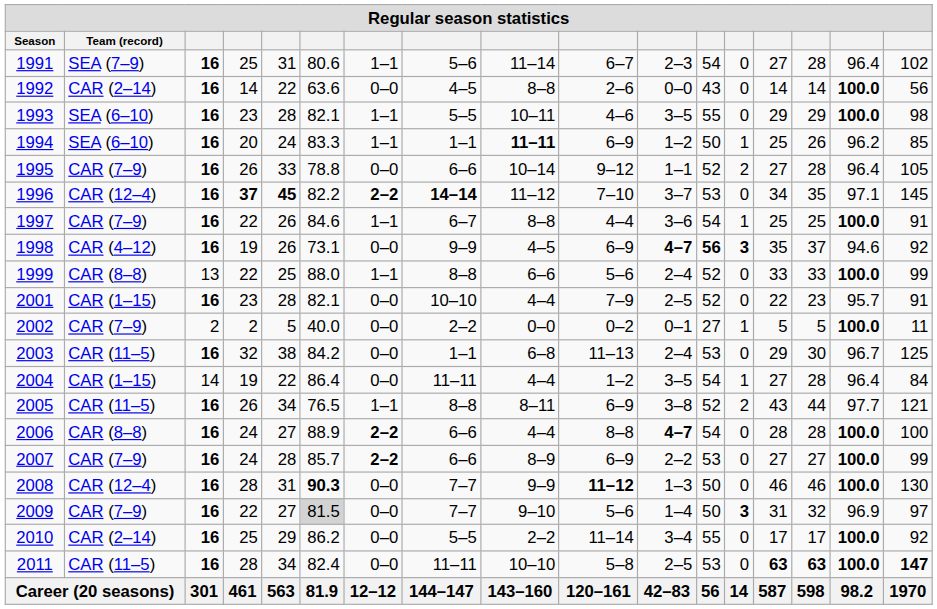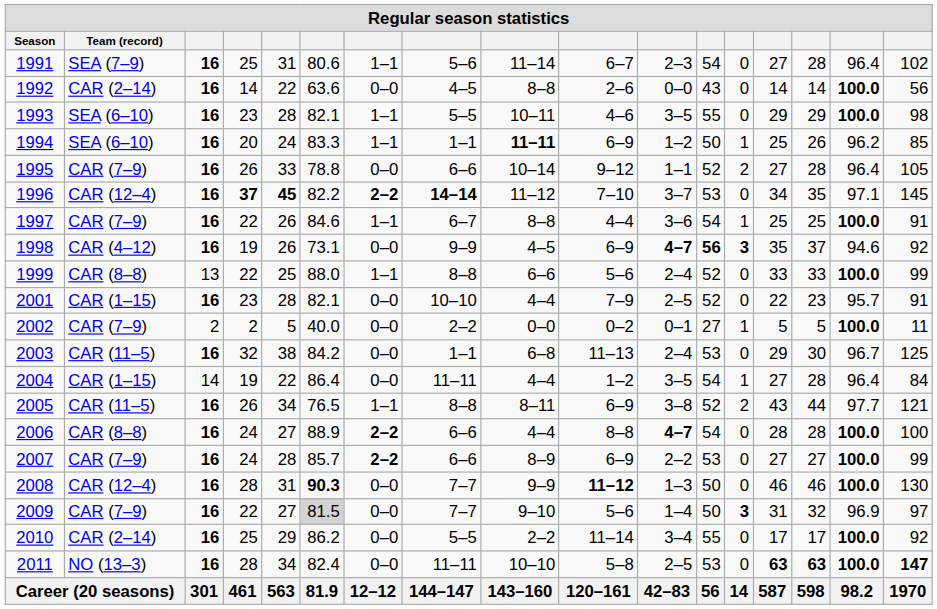(112, 564) CAR (11–5) -> (107, 564) NO (13–3)
